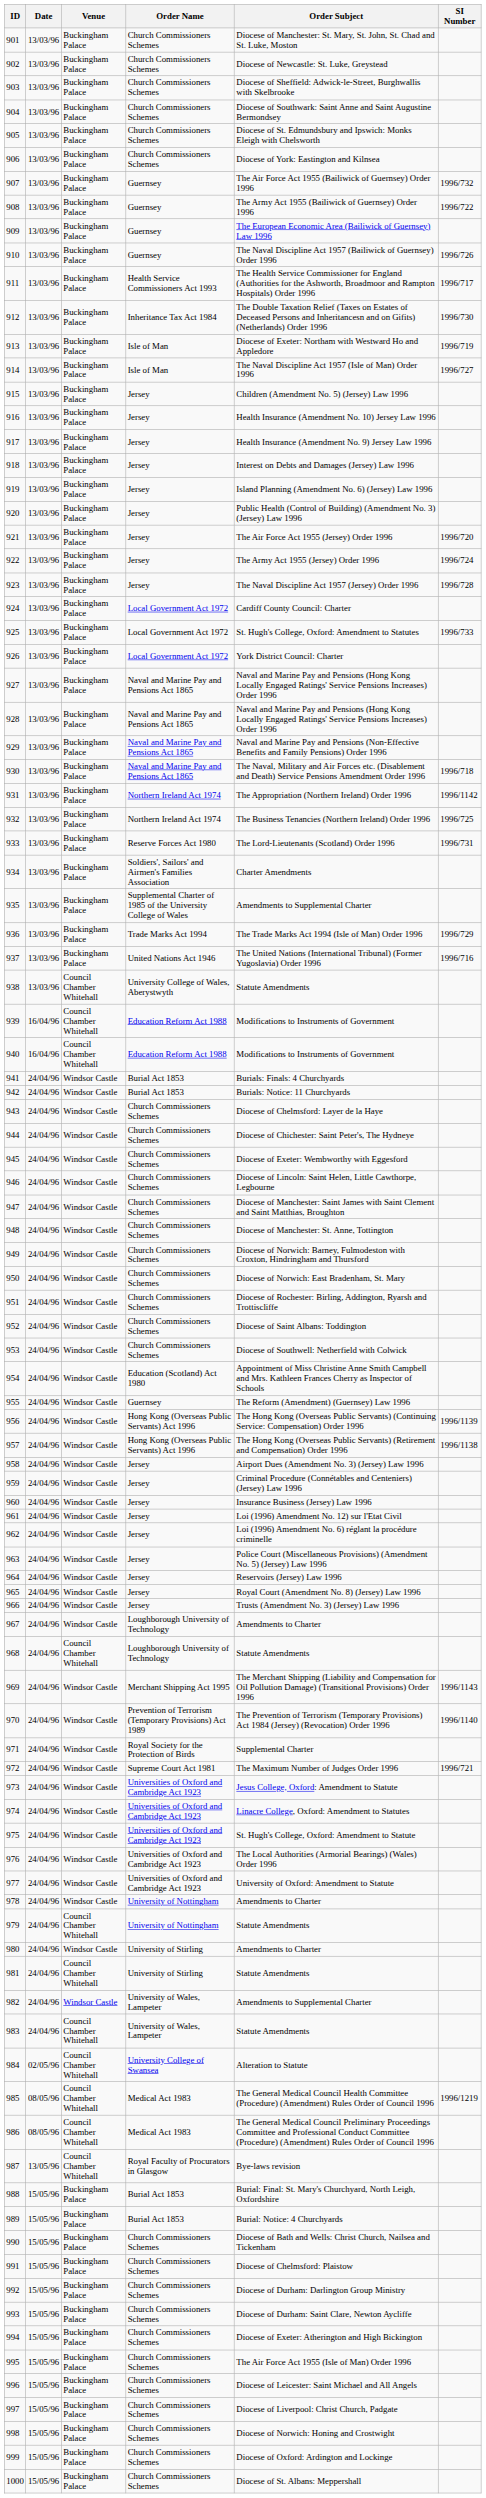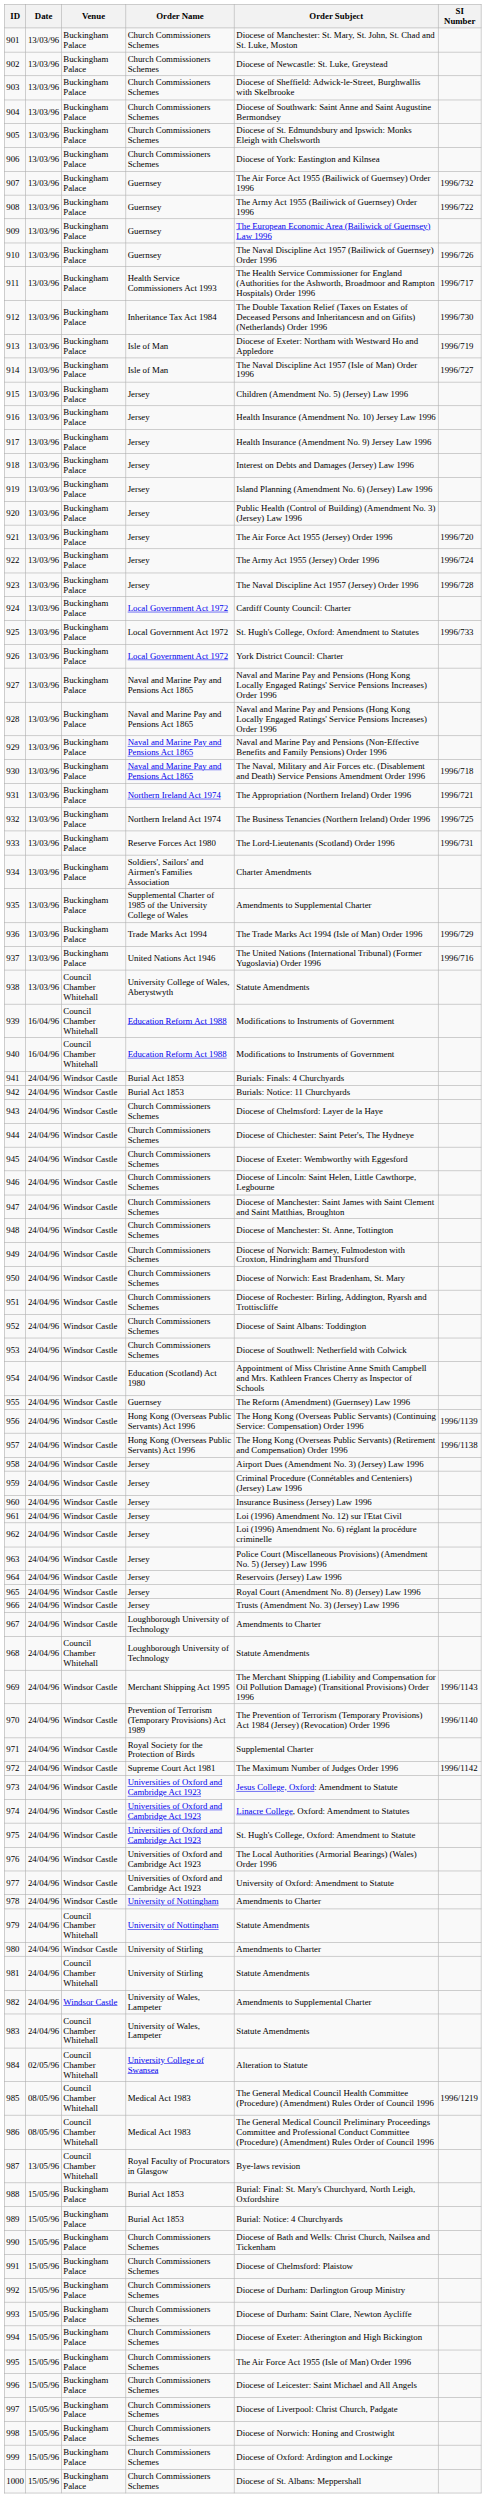(459, 795) 1996/1142 -> (457, 795) 1996/721
(457, 1768) 1996/721 -> (459, 1768) 1996/1142
